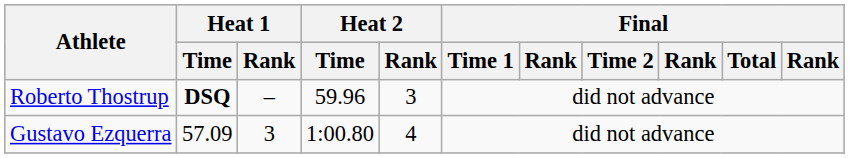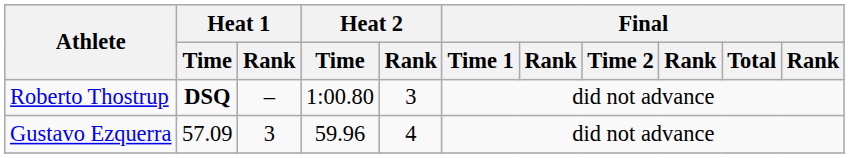(340, 97) 59.96 -> (340, 97) 1:00.80
(340, 134) 1:00.80 -> (340, 134) 59.96
